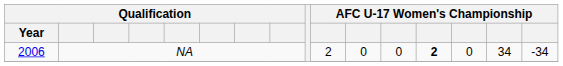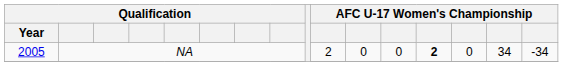(31, 52) 2006 -> (31, 52) 2005
